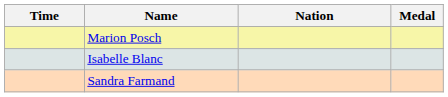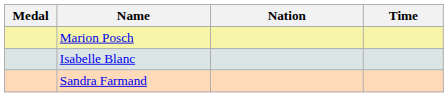columns swapped: (417, 15) <-> (44, 15)
